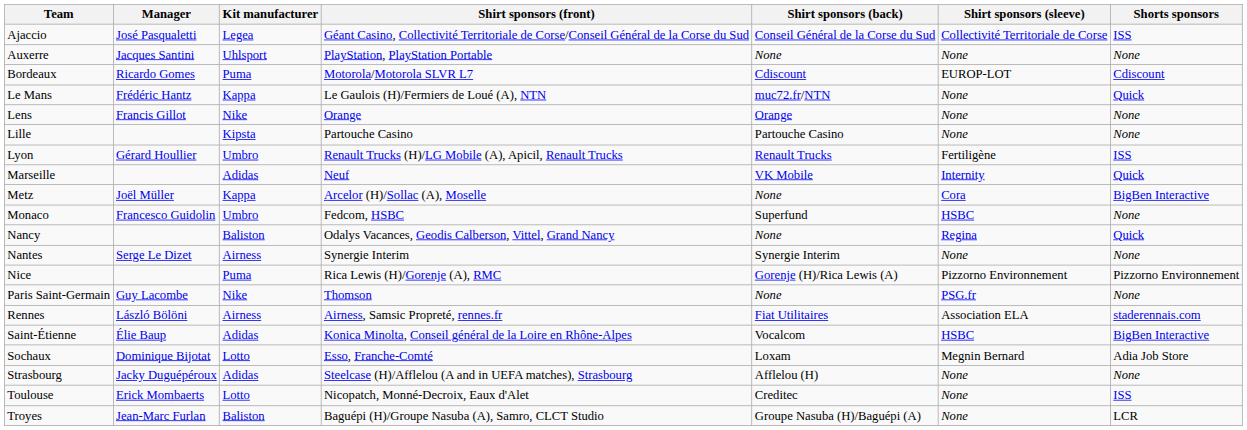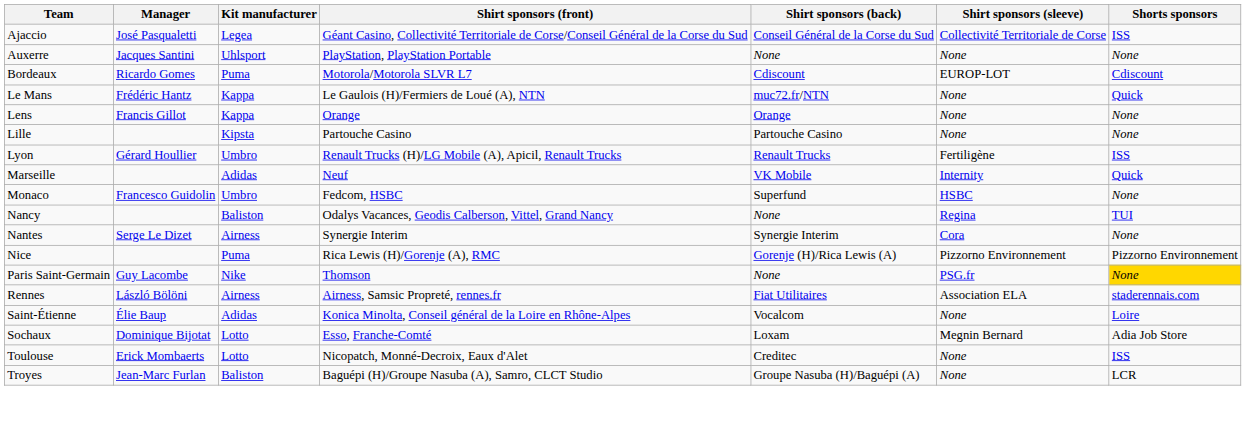(235, 114) Nike -> (238, 114) Kappa
- row: (20, 194)
(1129, 235) Quick -> (1122, 214) TUI
(954, 255) None -> (952, 235) Cora
(1127, 295) no background -> (1125, 275) gold background
(958, 335) HSBC -> (953, 315) None
(1161, 335) BigBen Interactive -> (1126, 315) Loire
- row: (35, 375)
